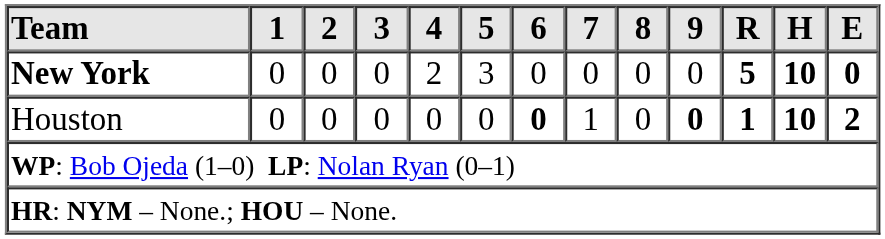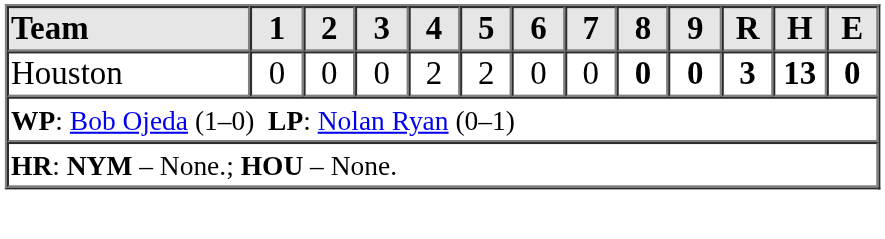- row: (80, 73)
(434, 118) 0 -> (434, 73) 2
(486, 118) 0 -> (486, 73) 2
(538, 118) bold -> (538, 73) normal
(591, 118) 1 -> (591, 73) 0
(643, 118) normal -> (643, 73) bold
(748, 118) 1 -> (748, 73) 3
(800, 118) 10 -> (800, 73) 13
(852, 118) 2 -> (852, 73) 0
